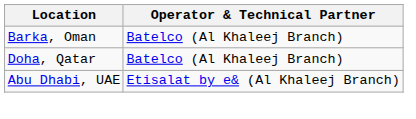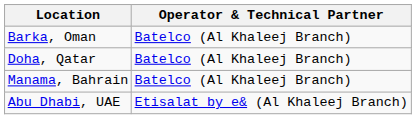+ row: (68, 81)
